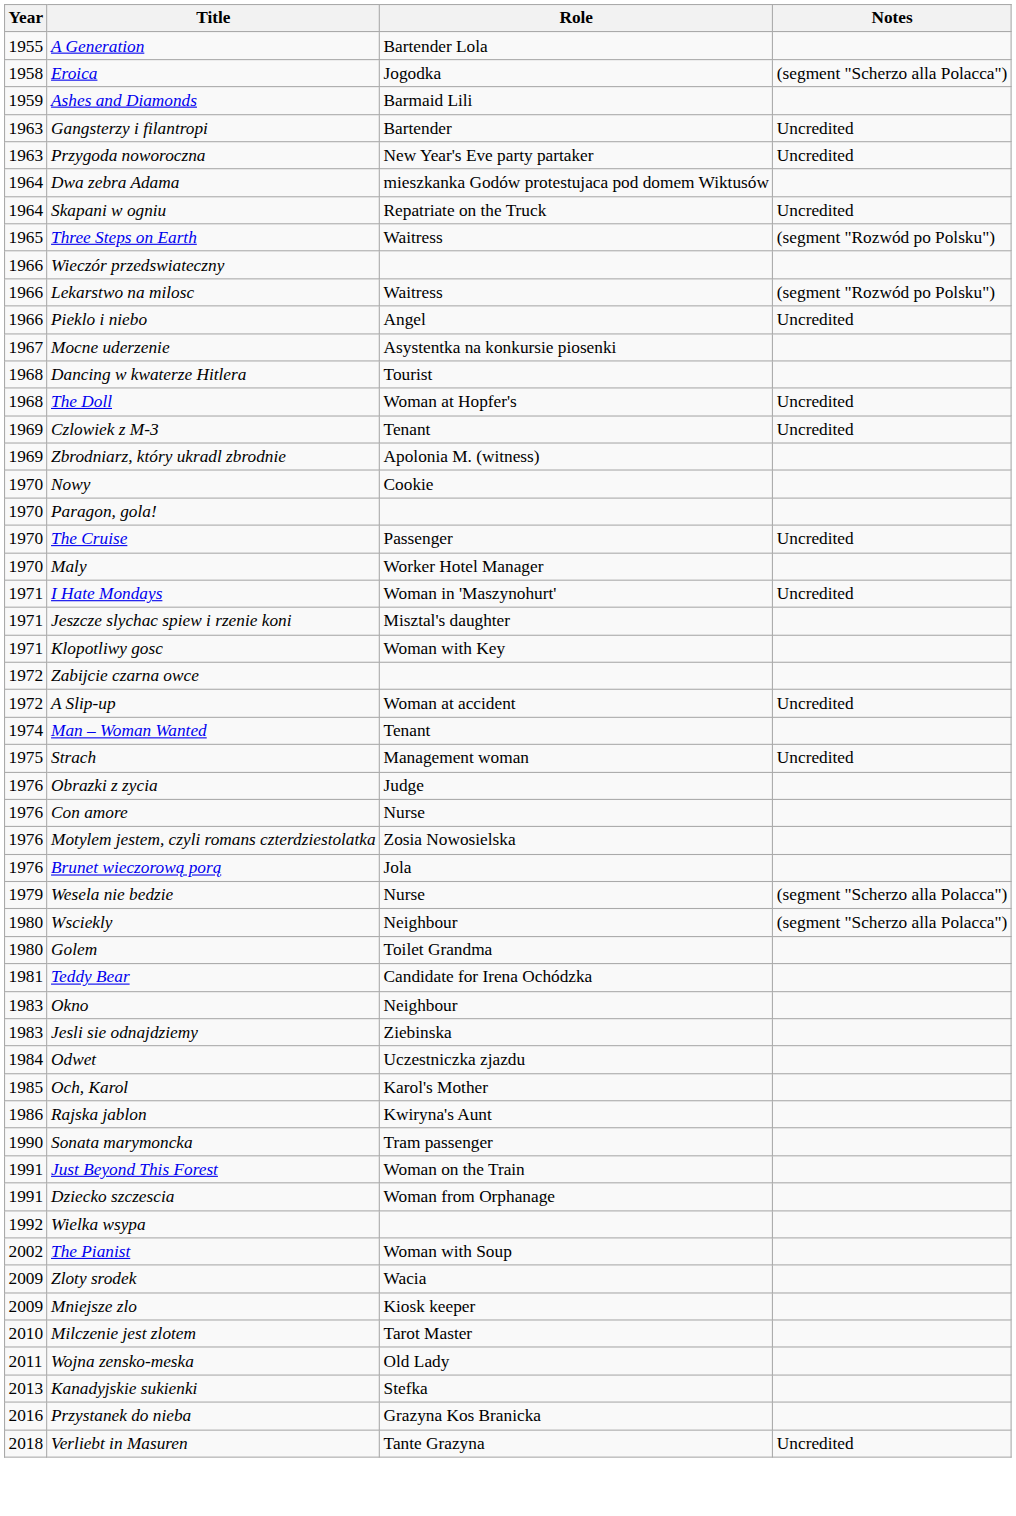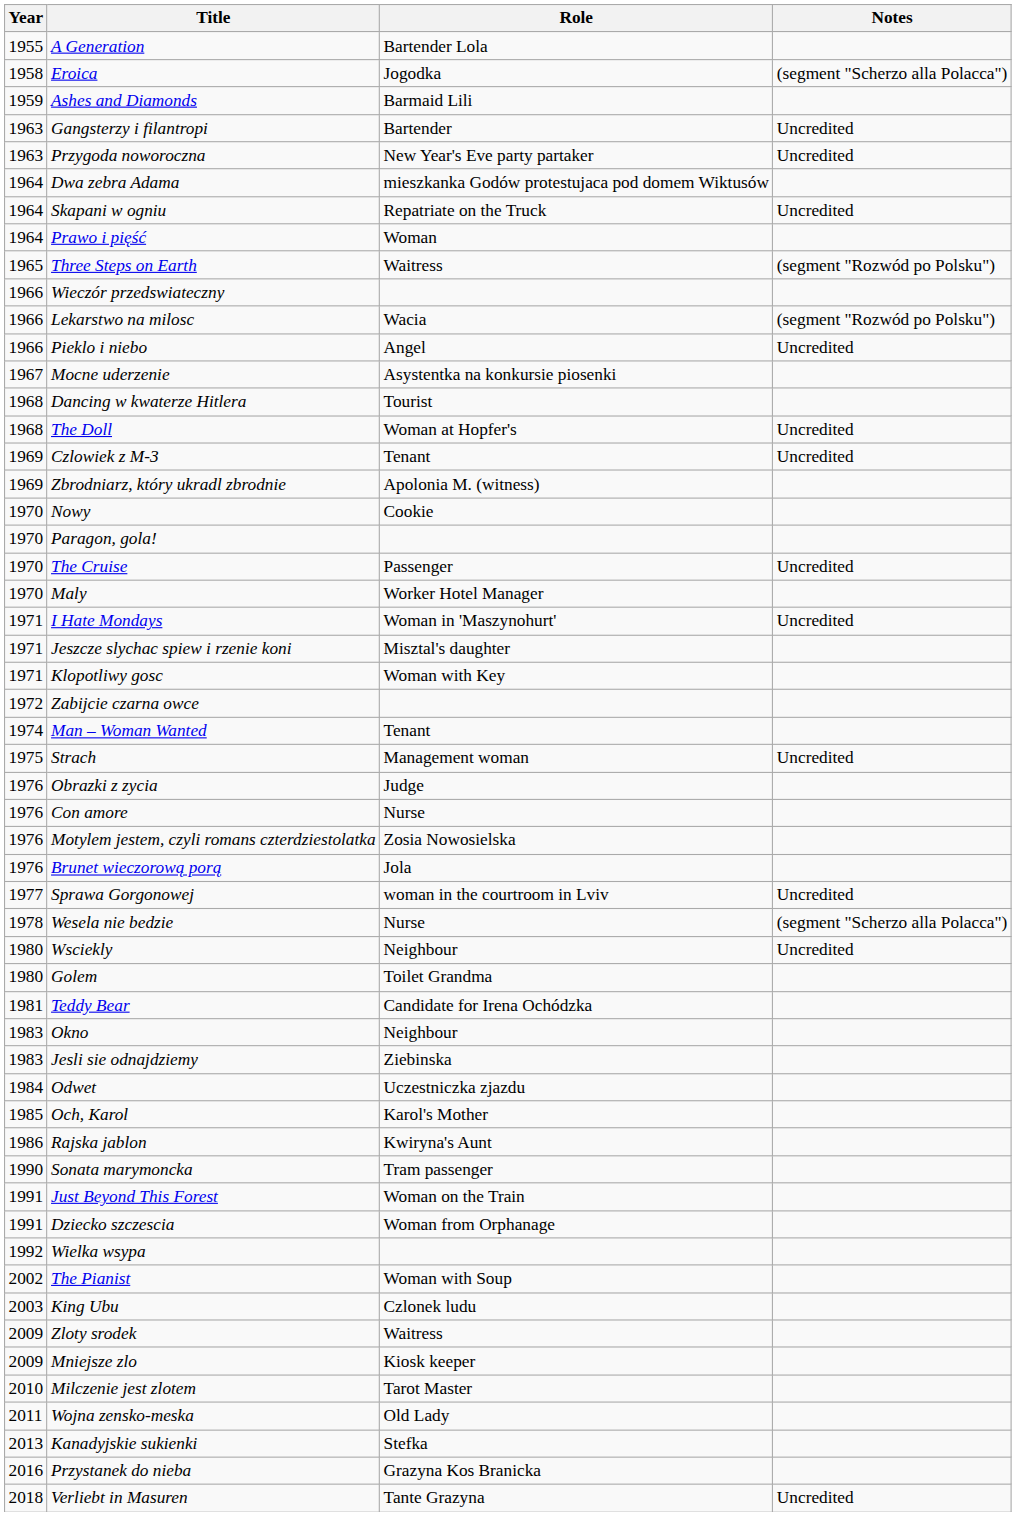+ row: (99, 237)
(413, 292) Waitress -> (405, 319) Wacia
- row: (83, 703)
+ row: (122, 895)
(26, 895) 1979 -> (26, 922) 1978
(892, 922) (segment "Scherzo alla Polacca") -> (815, 949) Uncredited
+ row: (85, 1306)
(405, 1278) Wacia -> (413, 1333) Waitress
